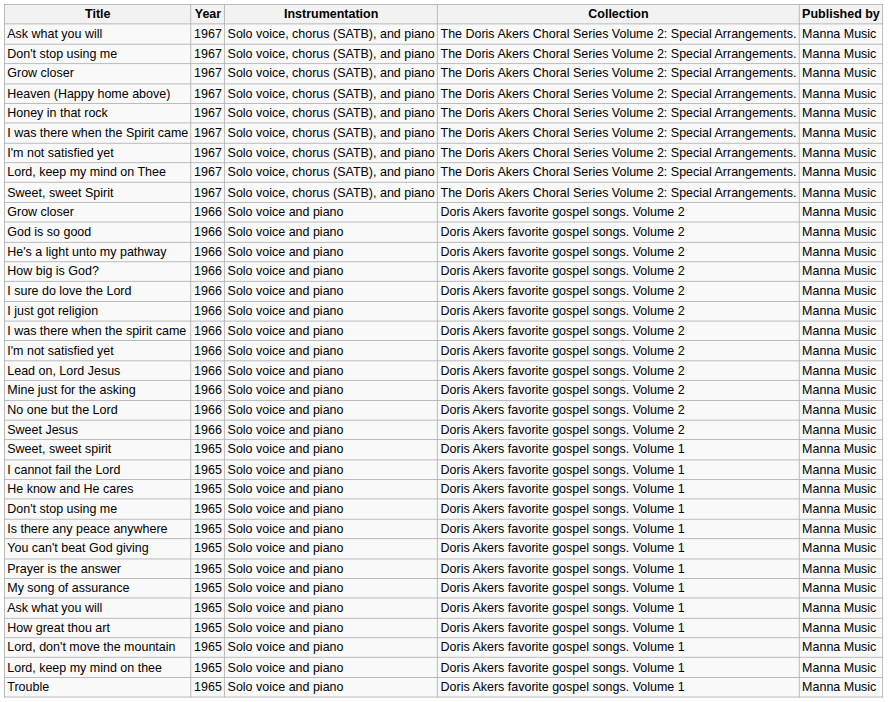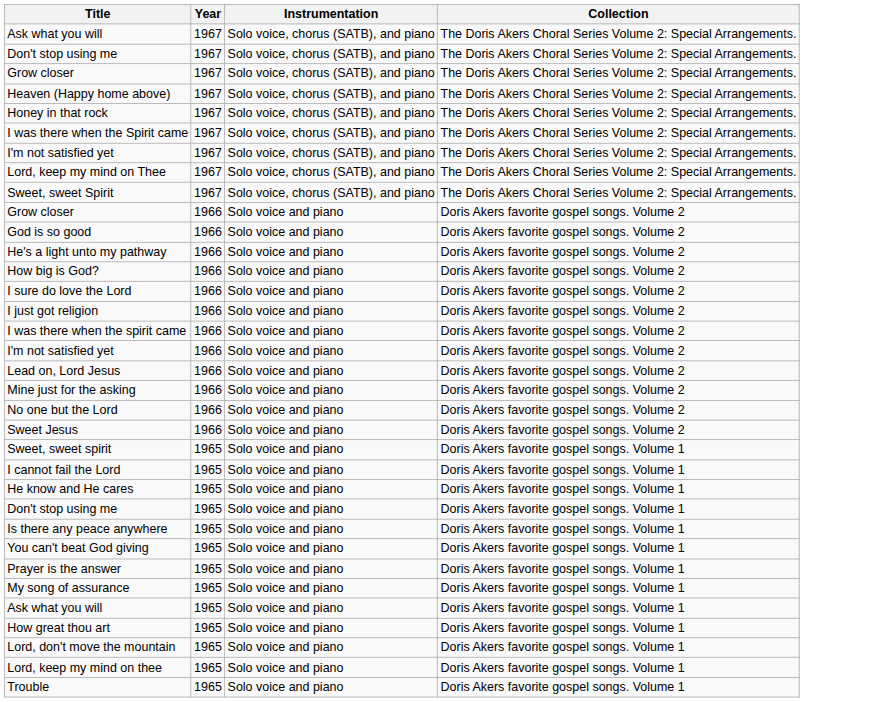- column: (841, 14)
